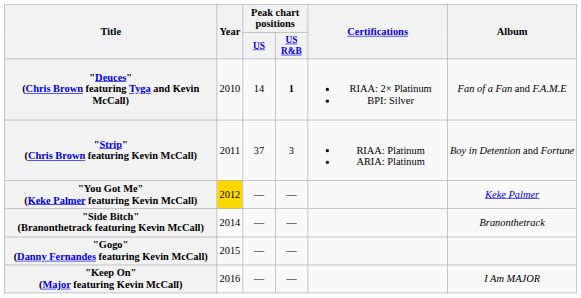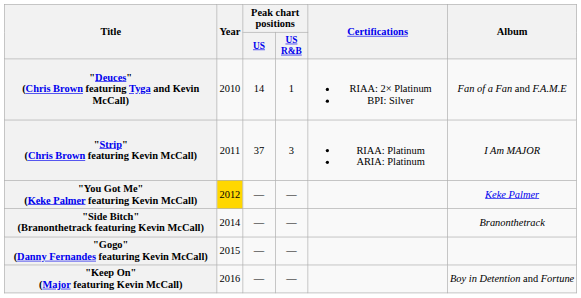(291, 89) bold -> (291, 89) normal
(512, 150) Boy in Detention and Fortune -> (512, 150) I Am MAJOR
(512, 279) I Am MAJOR -> (512, 279) Boy in Detention and Fortune
